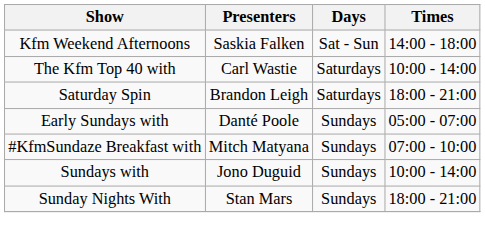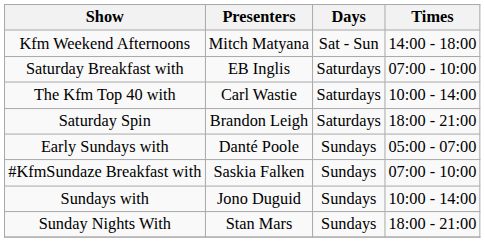(259, 43) Saskia Falken -> (259, 43) Mitch Matyana
+ row: (105, 69)
(259, 146) Mitch Matyana -> (259, 172) Saskia Falken
